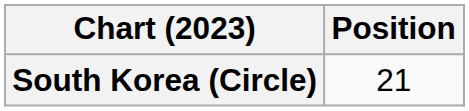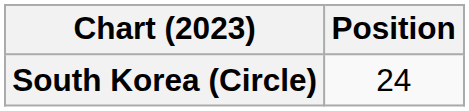(394, 79) 21 -> (394, 79) 24
